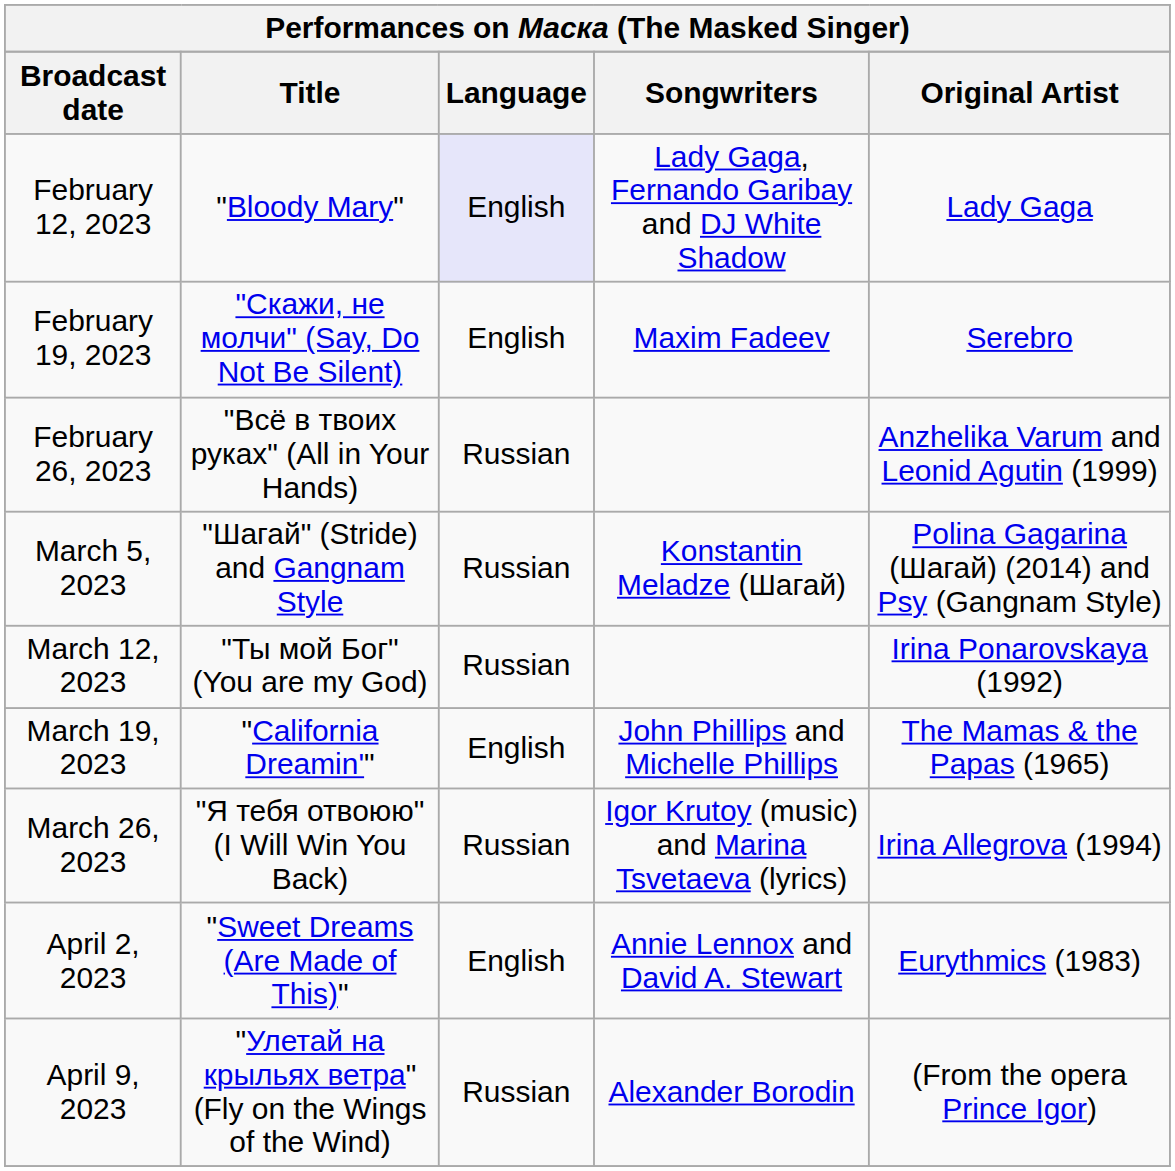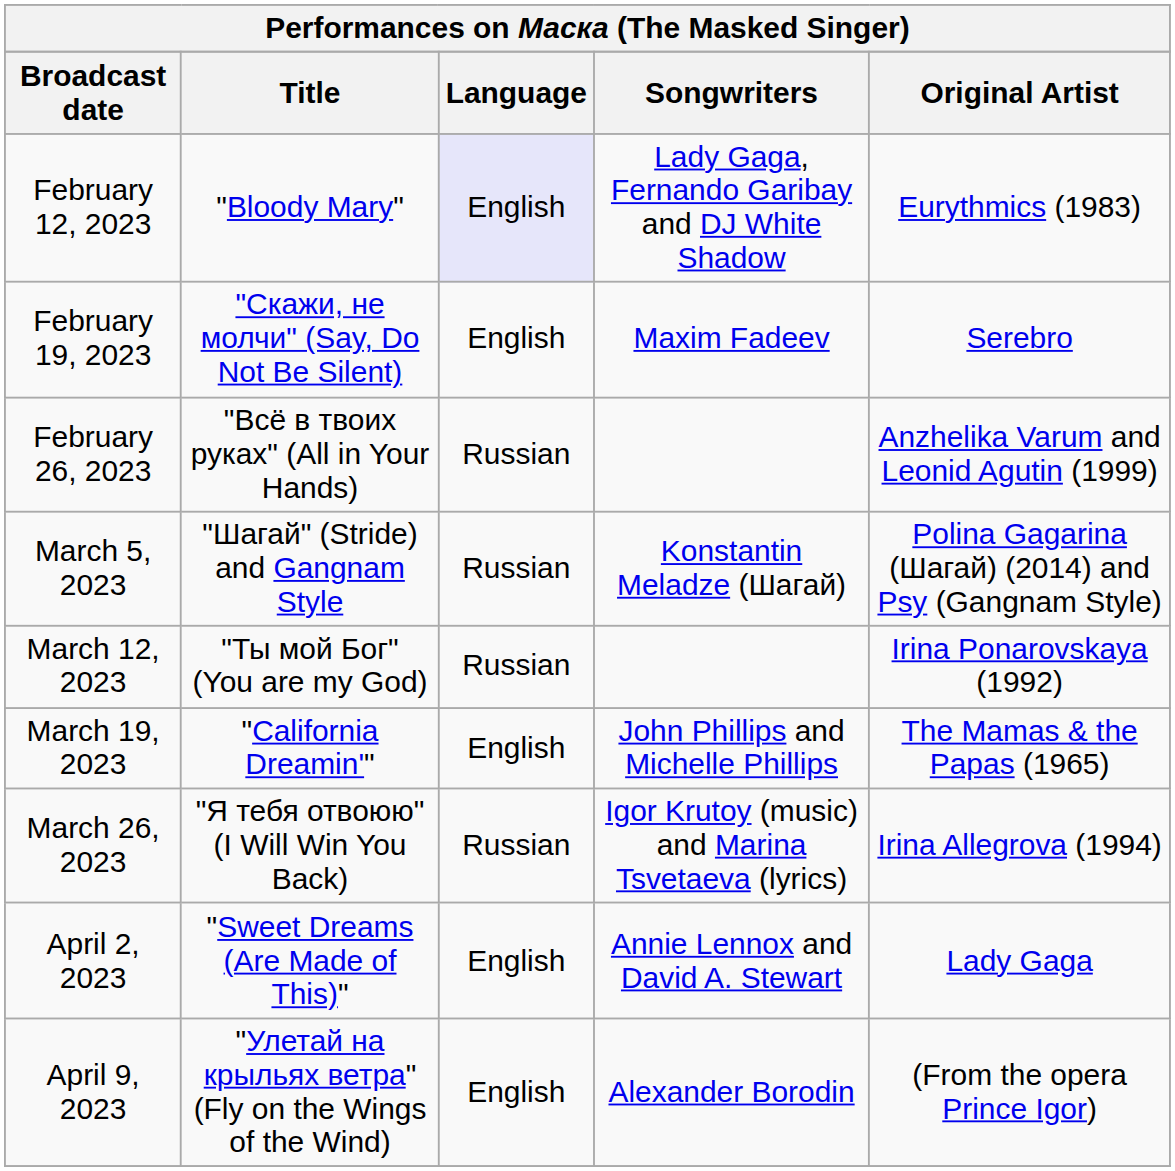(1020, 207) Lady Gaga -> (1020, 207) Eurythmics (1983)
(1020, 960) Eurythmics (1983) -> (1020, 960) Lady Gaga
(516, 1091) Russian -> (516, 1091) English
